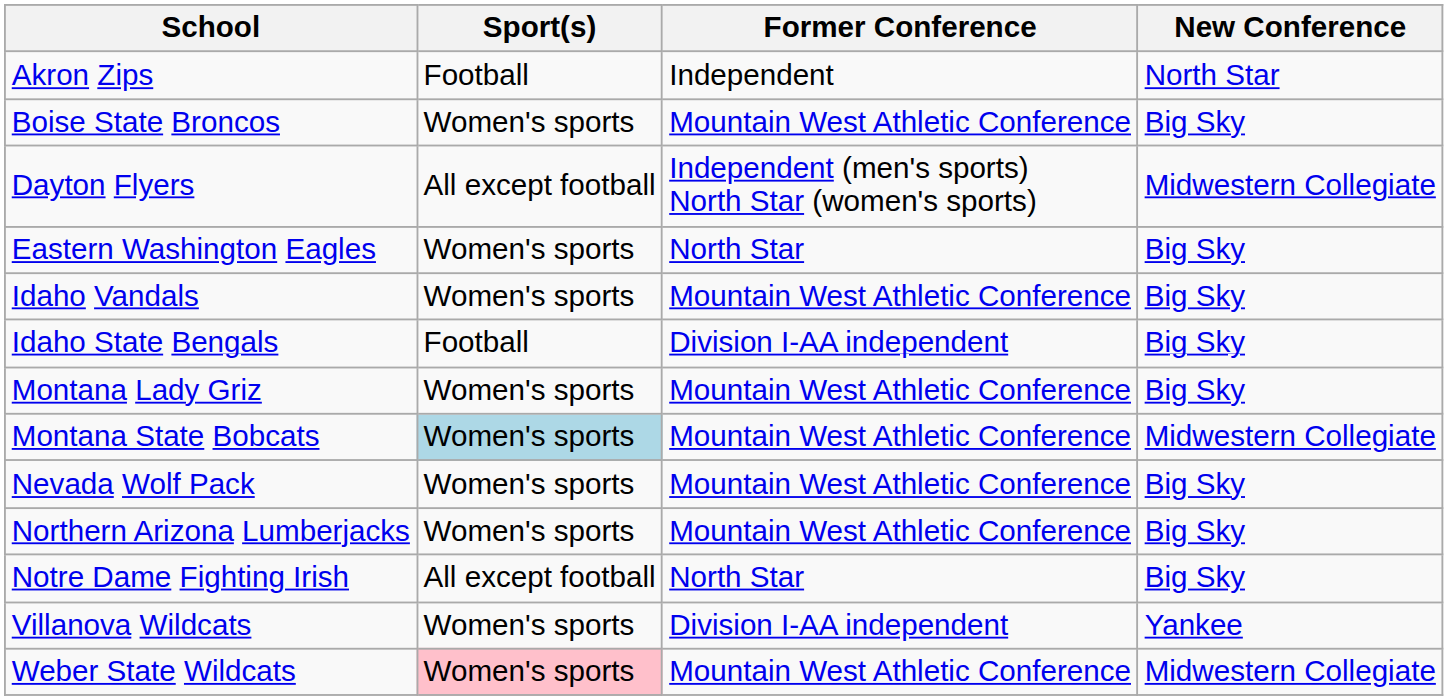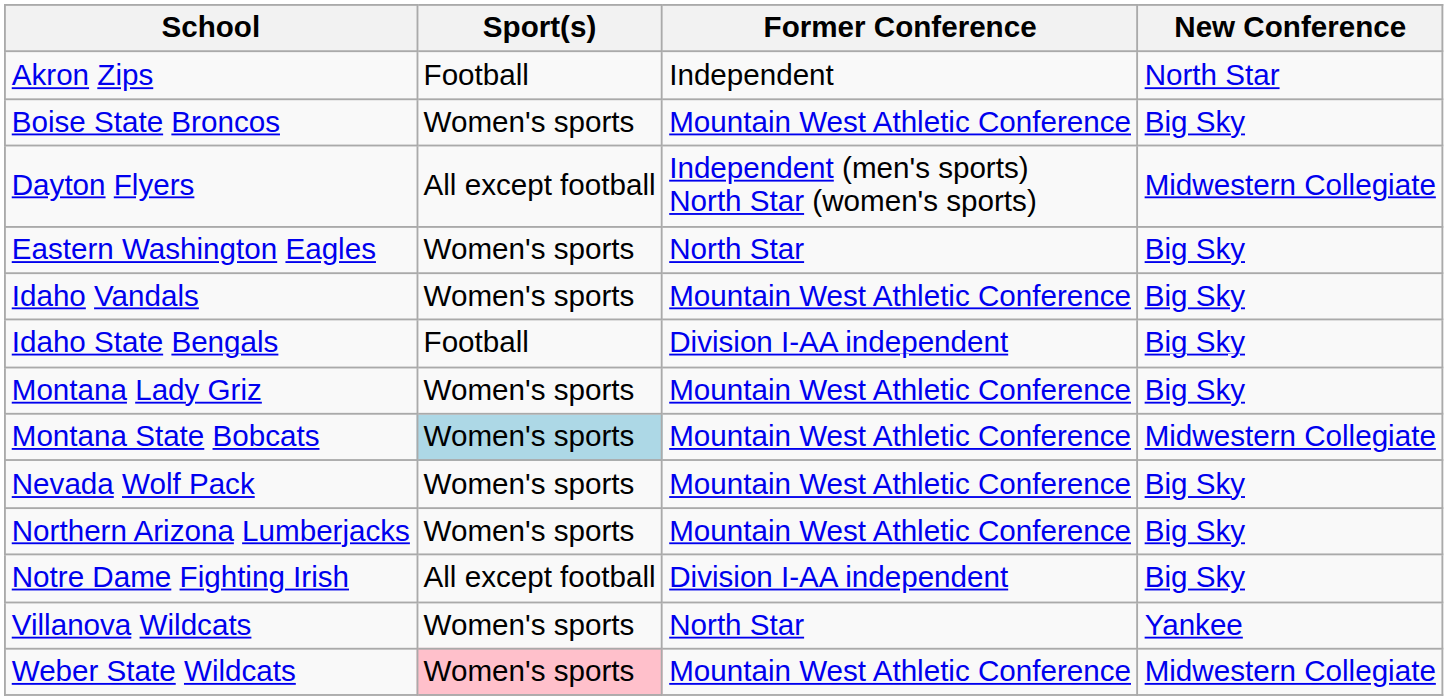(737, 577) North Star -> (839, 577) Division I-AA independent
(839, 624) Division I-AA independent -> (737, 624) North Star
